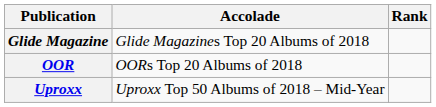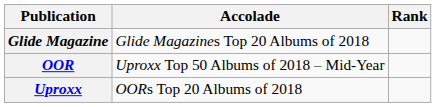(209, 65) OORs Top 20 Albums of 2018 -> (250, 65) Uproxx Top 50 Albums of 2018 – Mid-Year
(250, 89) Uproxx Top 50 Albums of 2018 – Mid-Year -> (209, 89) OORs Top 20 Albums of 2018
